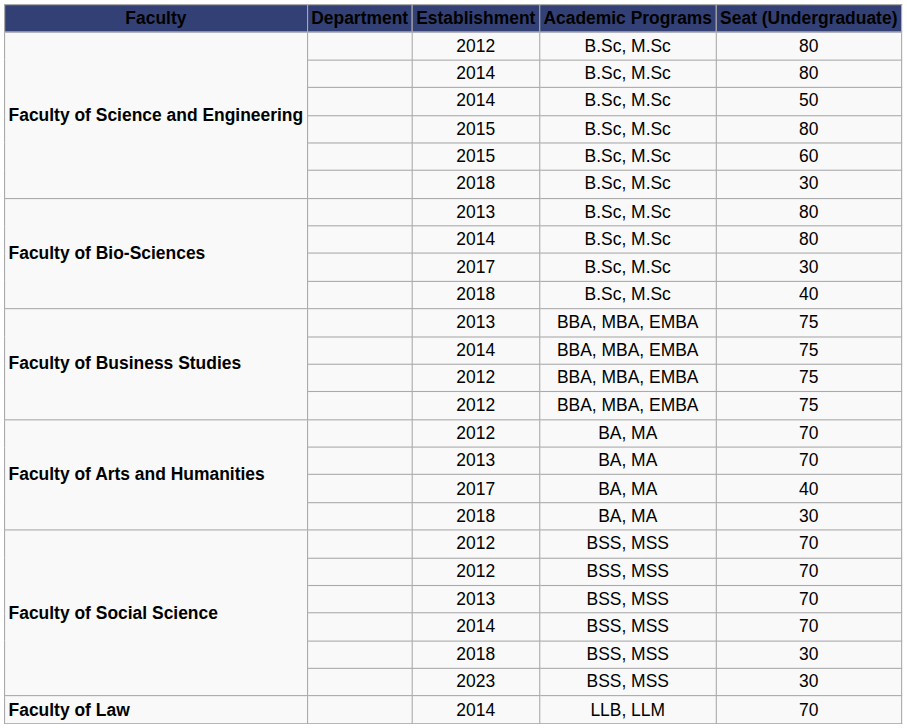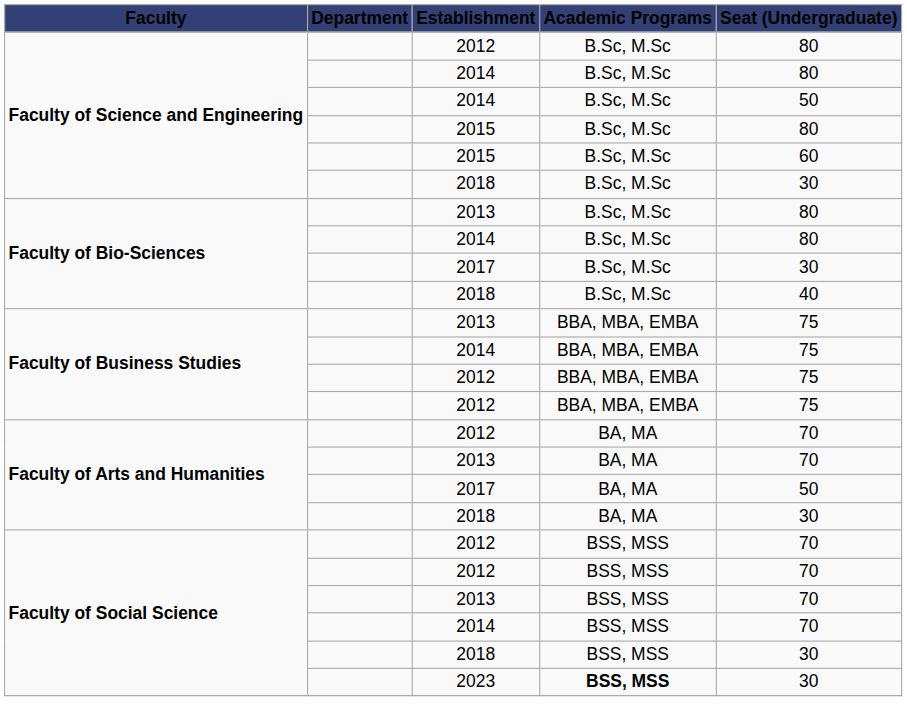(809, 488) 40 -> (809, 488) 50
(628, 682) normal -> (628, 682) bold
- row: (69, 709)
